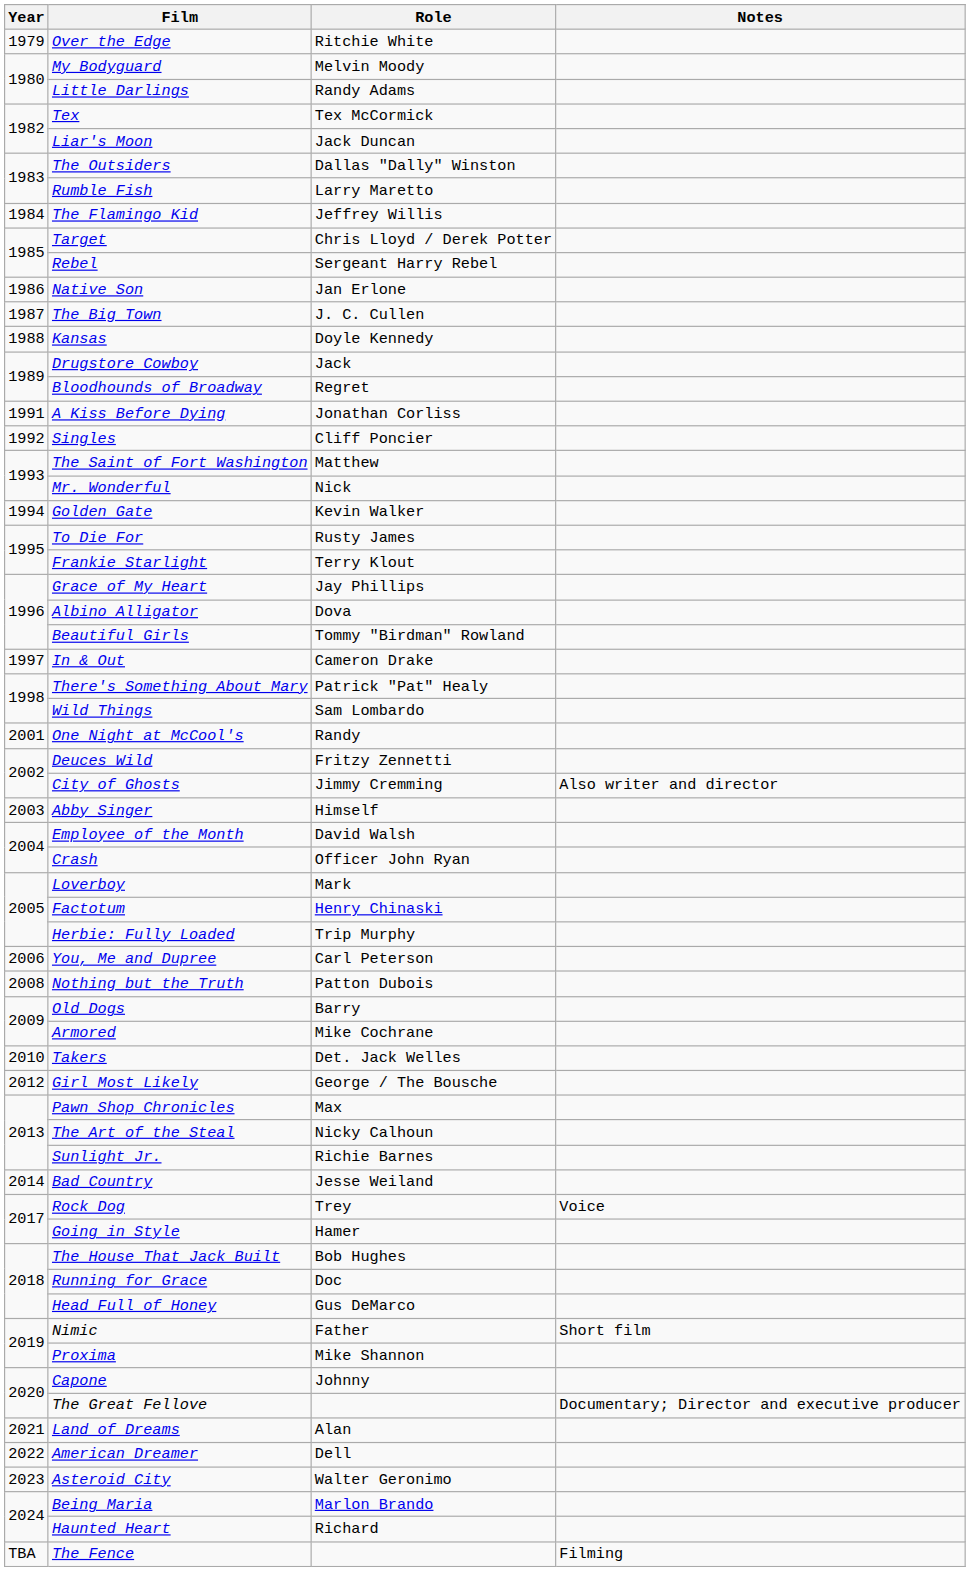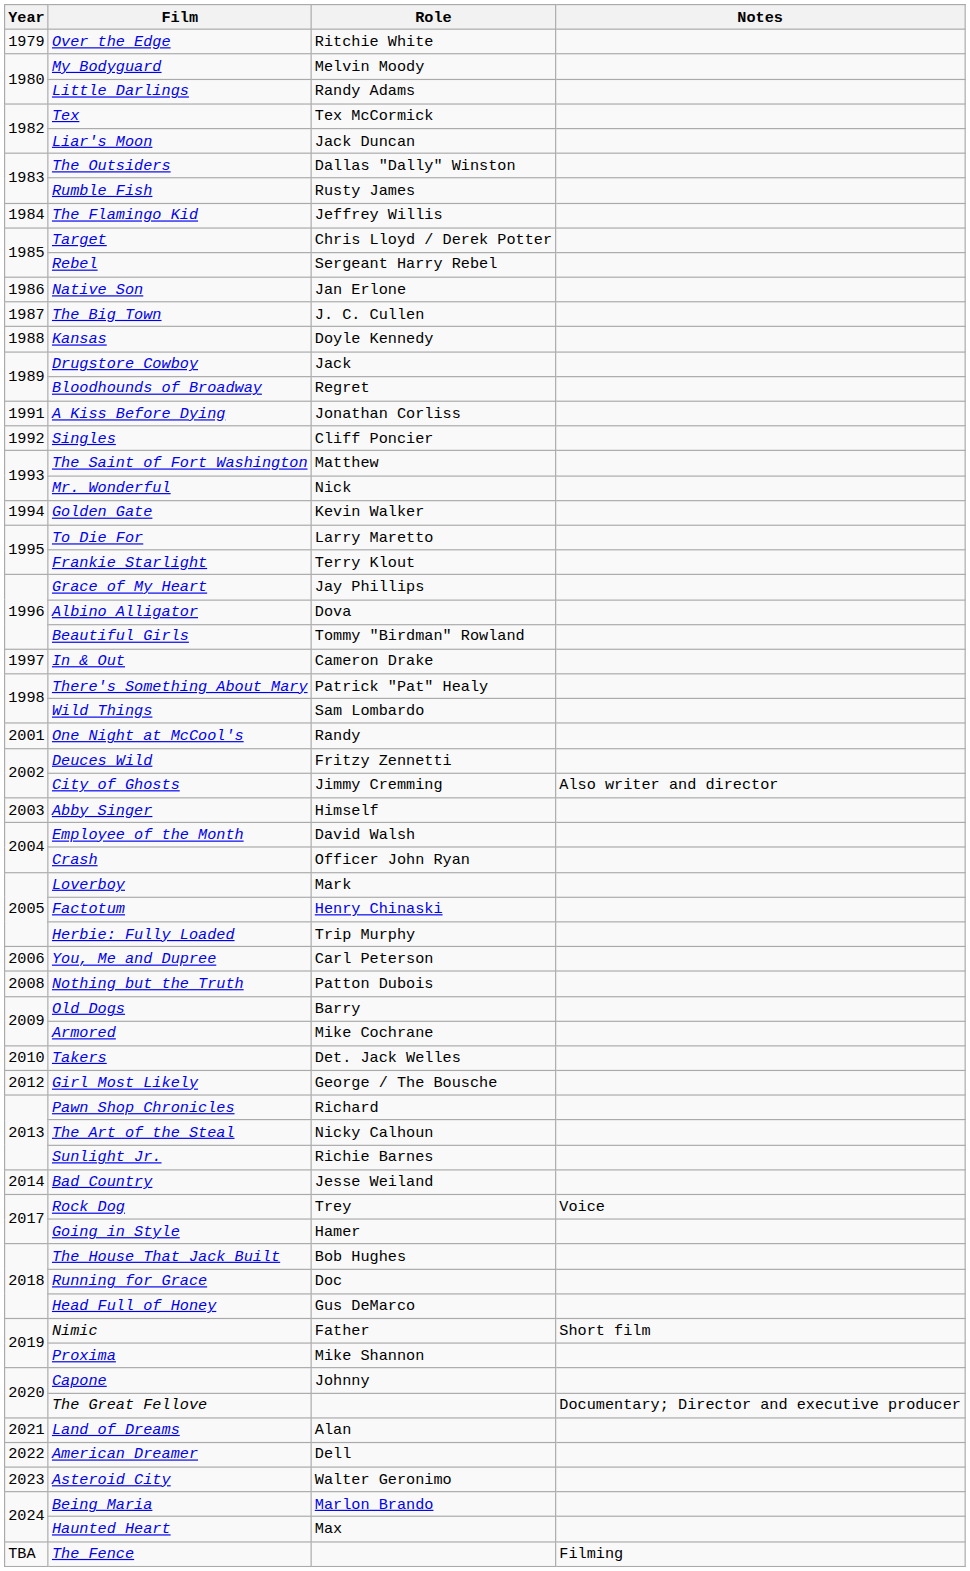(374, 191) Larry Maretto -> (365, 191) Rusty James
(365, 538) Rusty James -> (374, 538) Larry Maretto
(328, 1108) Max -> (347, 1108) Richard
(347, 1529) Richard -> (328, 1529) Max
